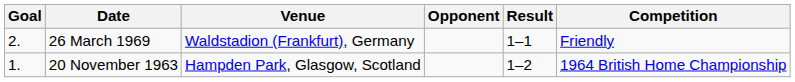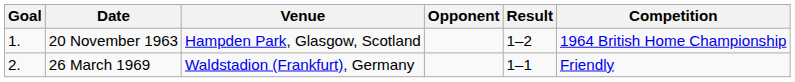rows swapped: (113, 64) <-> (99, 40)
